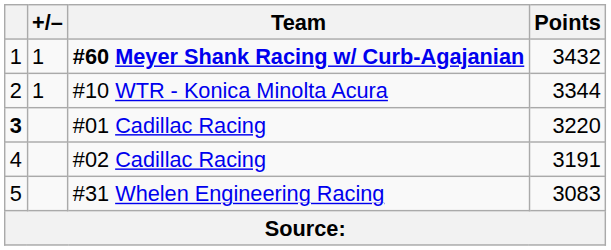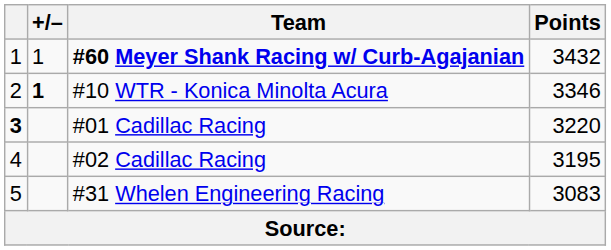(38, 91) normal -> (38, 91) bold
(577, 91) 3344 -> (577, 91) 3346
(577, 160) 3191 -> (577, 160) 3195
